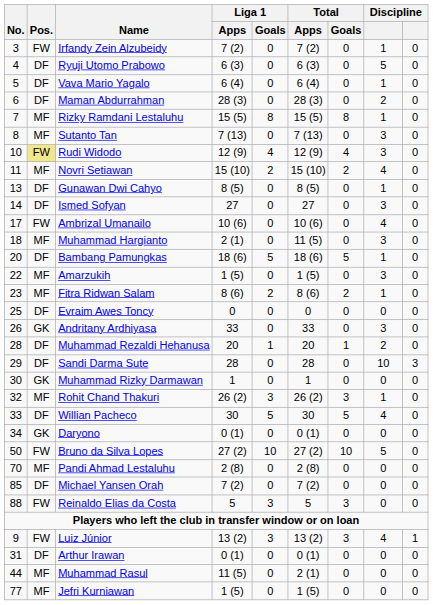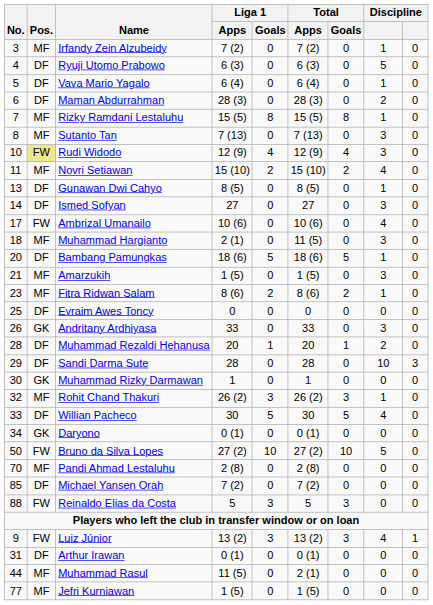(41, 48) FW -> (41, 48) MF
(16, 275) 22 -> (16, 275) 21
